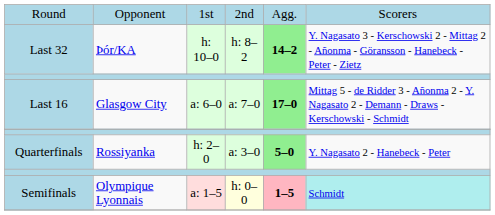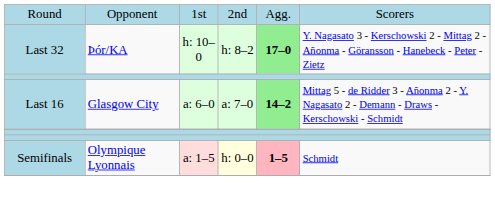(284, 49) 14–2 -> (278, 49) 17–0
(284, 104) 17–0 -> (278, 104) 14–2
- row: (49, 152)
(326, 193) paleturquoise background -> (320, 158) no background
